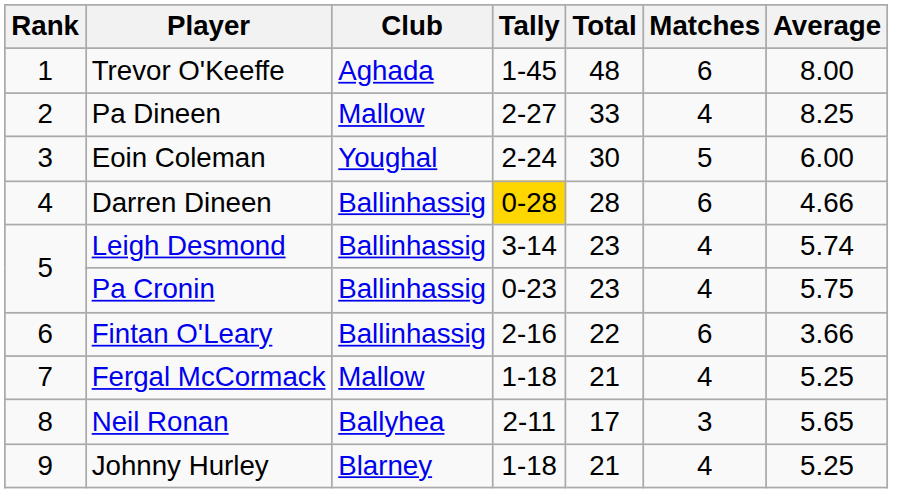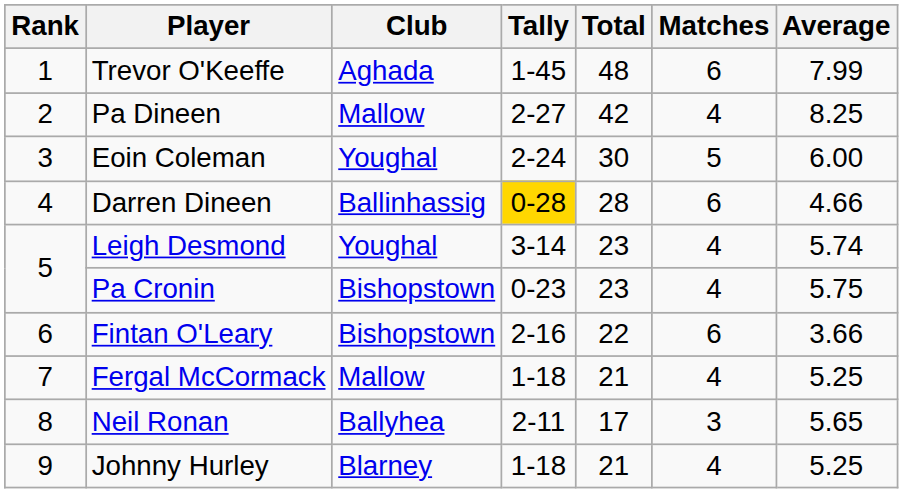(827, 70) 8.00 -> (836, 70) 7.99
(605, 114) 33 -> (614, 114) 42
(412, 245) Ballinhassig -> (388, 245) Youghal
(412, 289) Ballinhassig -> (417, 289) Bishopstown
(412, 333) Ballinhassig -> (417, 333) Bishopstown
